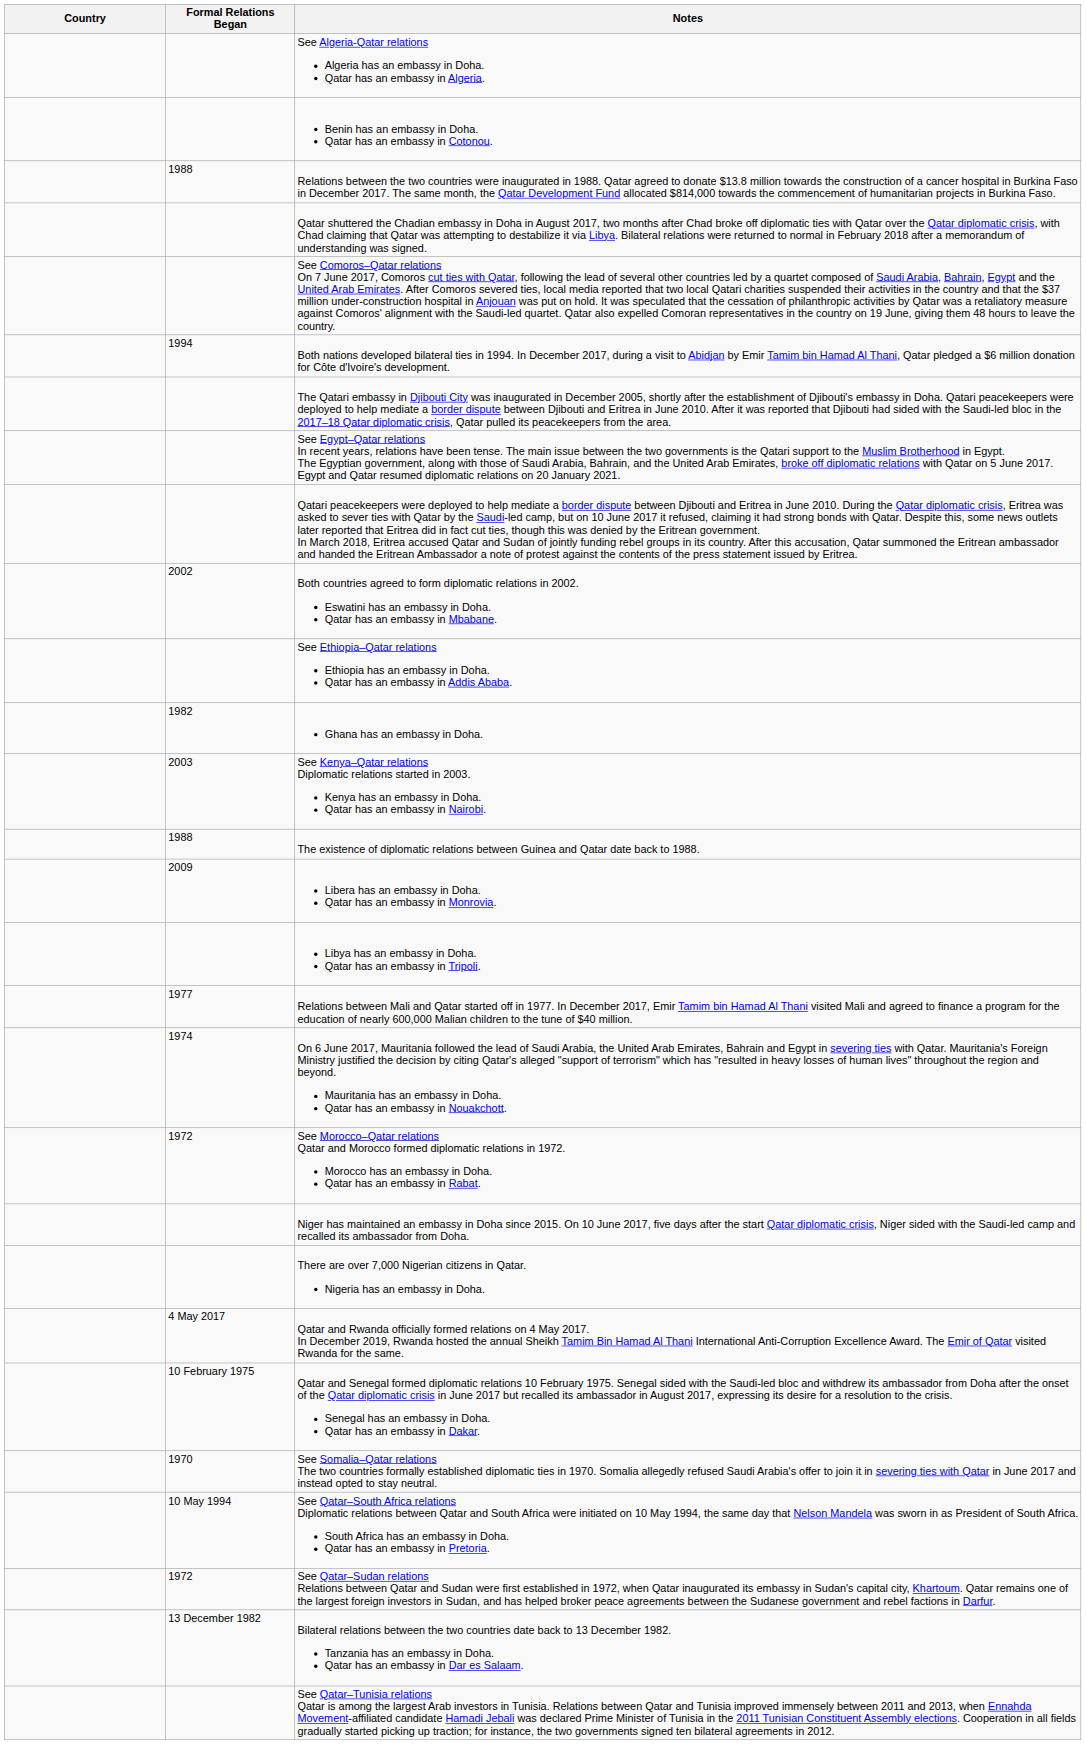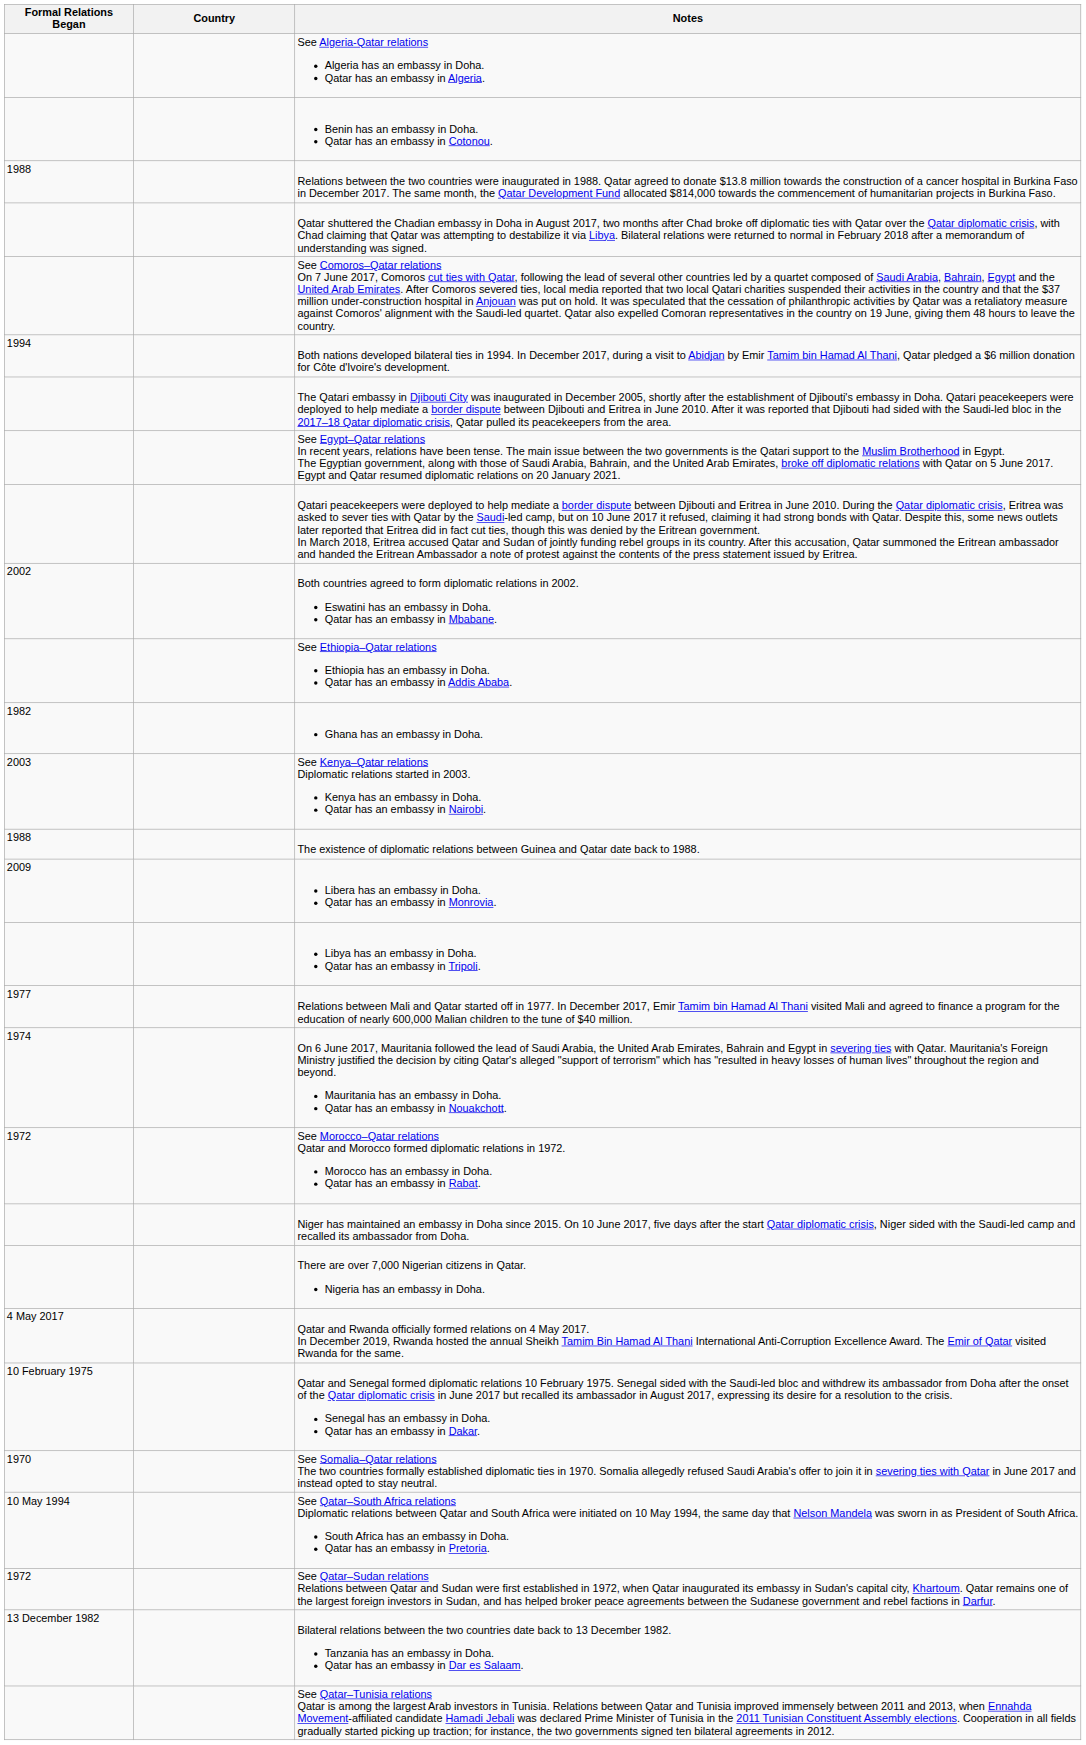columns swapped: (85, 19) <-> (230, 19)
